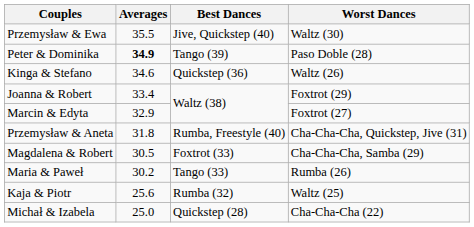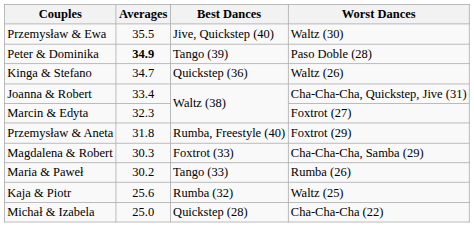(143, 73) 34.6 -> (143, 73) 34.7
(321, 93) Foxtrot (29) -> (379, 93) Cha-Cha-Cha, Quickstep, Jive (31)
(143, 113) 32.9 -> (143, 113) 32.3
(379, 133) Cha-Cha-Cha, Quickstep, Jive (31) -> (321, 133) Foxtrot (29)
(143, 152) 30.5 -> (143, 152) 30.3
